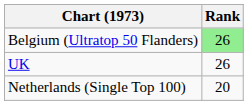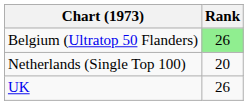rows swapped: (97, 87) <-> (19, 64)
